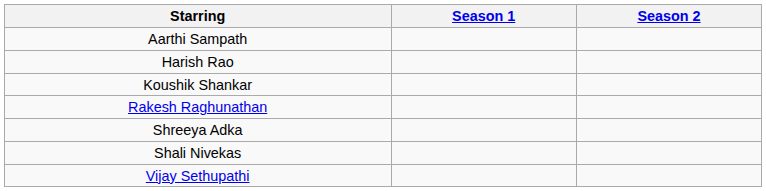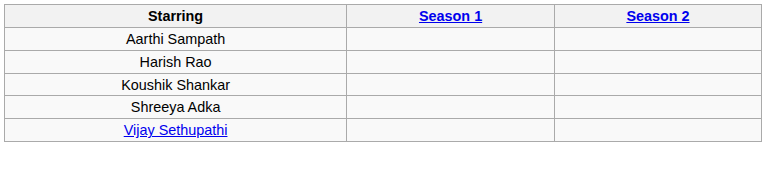- row: (198, 107)
- row: (198, 153)
